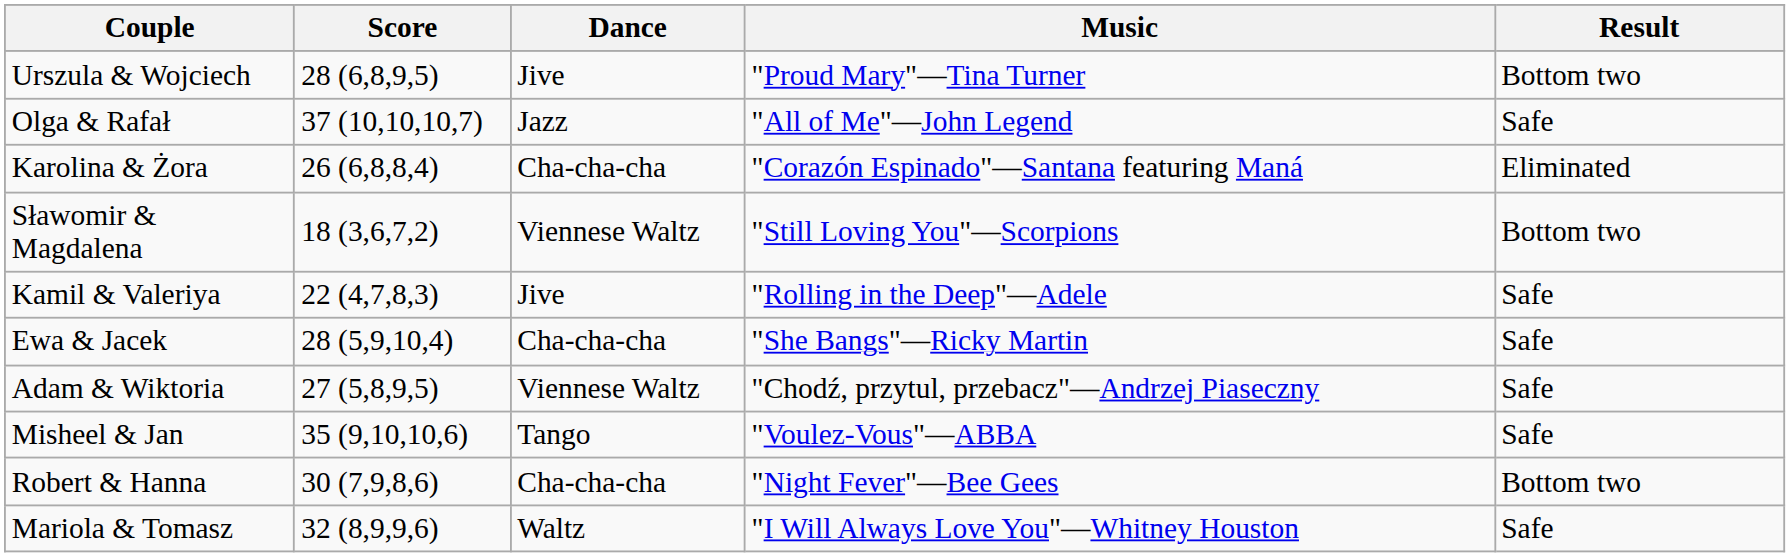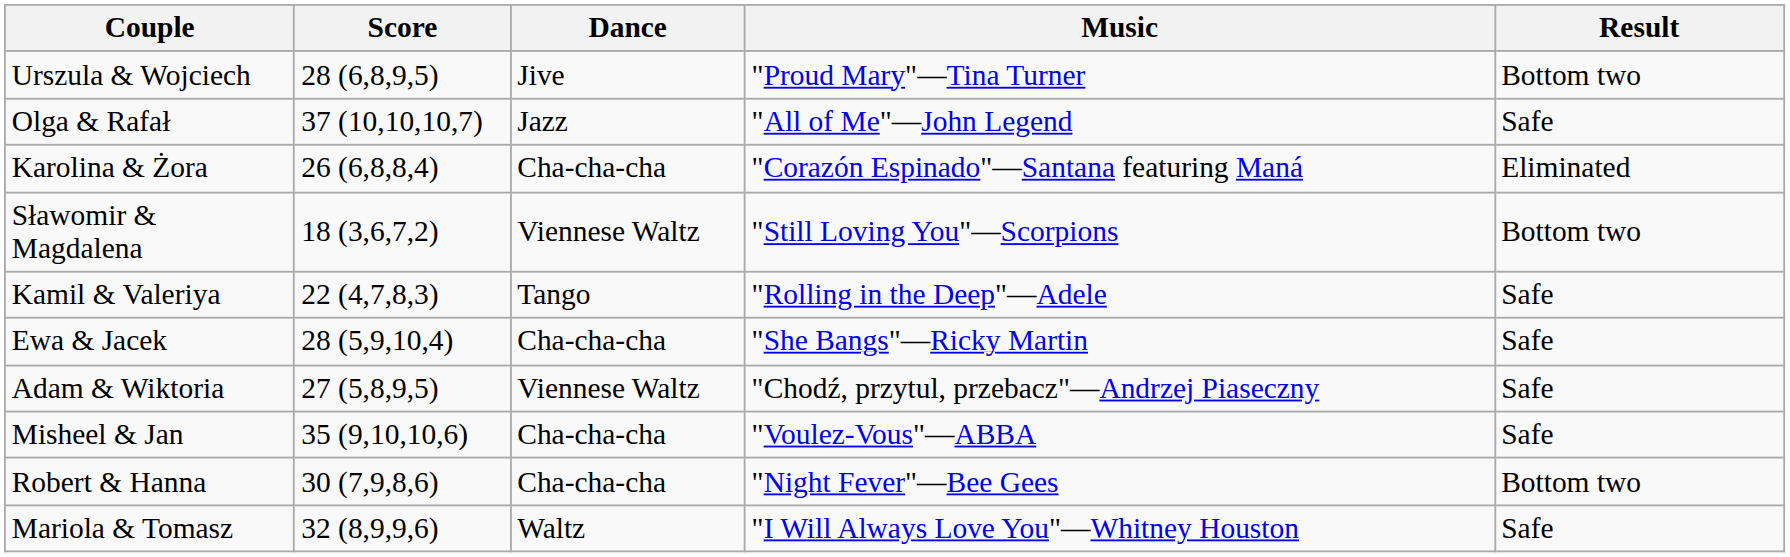(541, 294) Jive -> (554, 294) Tango
(554, 434) Tango -> (592, 434) Cha-cha-cha
